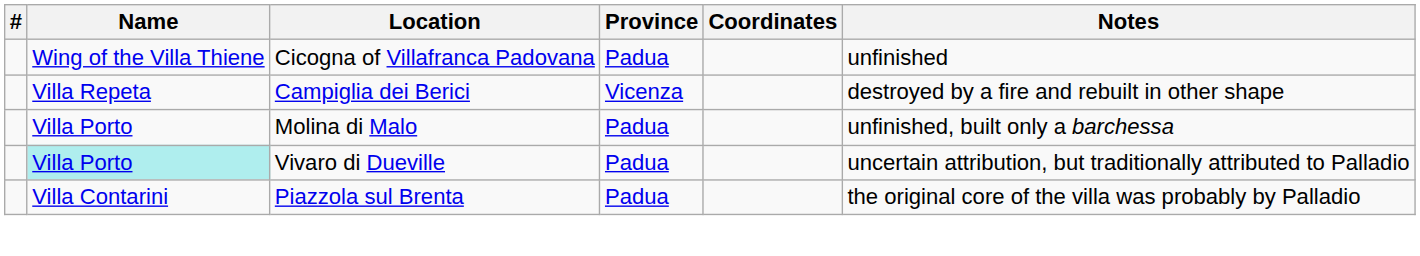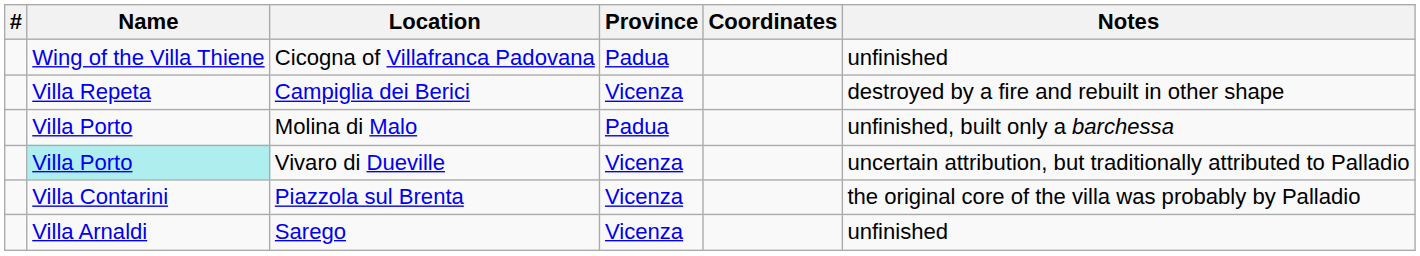(637, 162) Padua -> (644, 162) Vicenza
(637, 197) Padua -> (644, 197) Vicenza
+ row: (310, 232)
